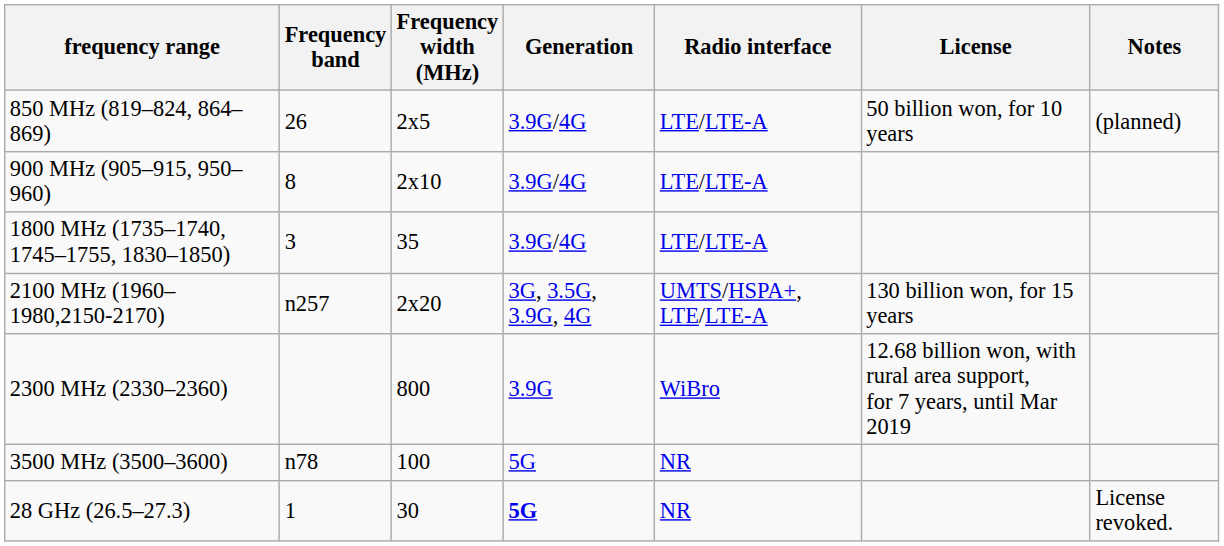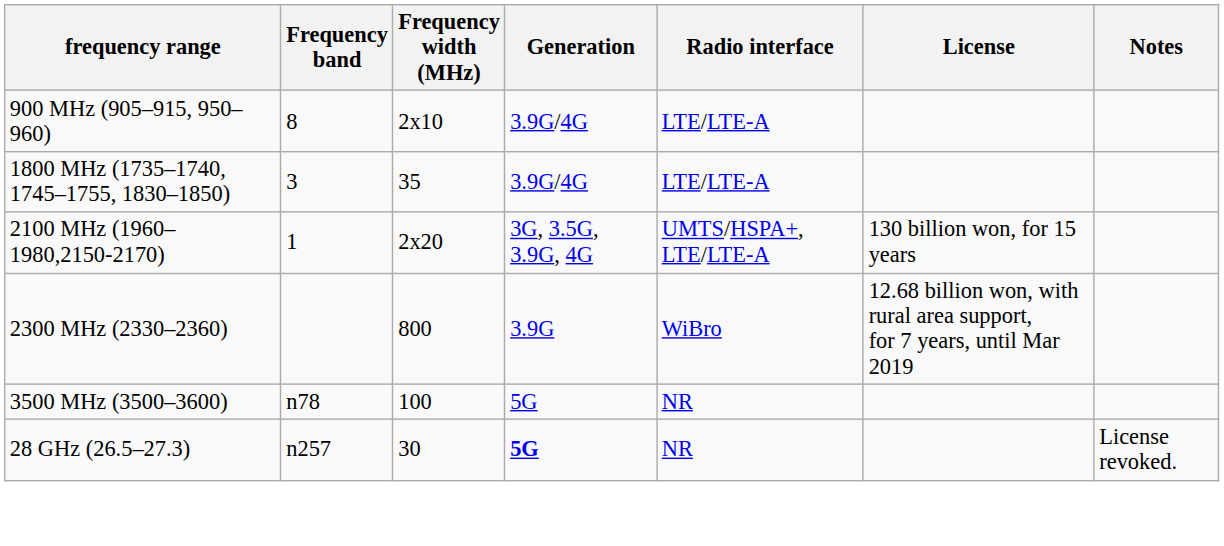- row: (126, 120)
(307, 302) n257 -> (292, 242) 1
(290, 510) 1 -> (309, 449) n257
